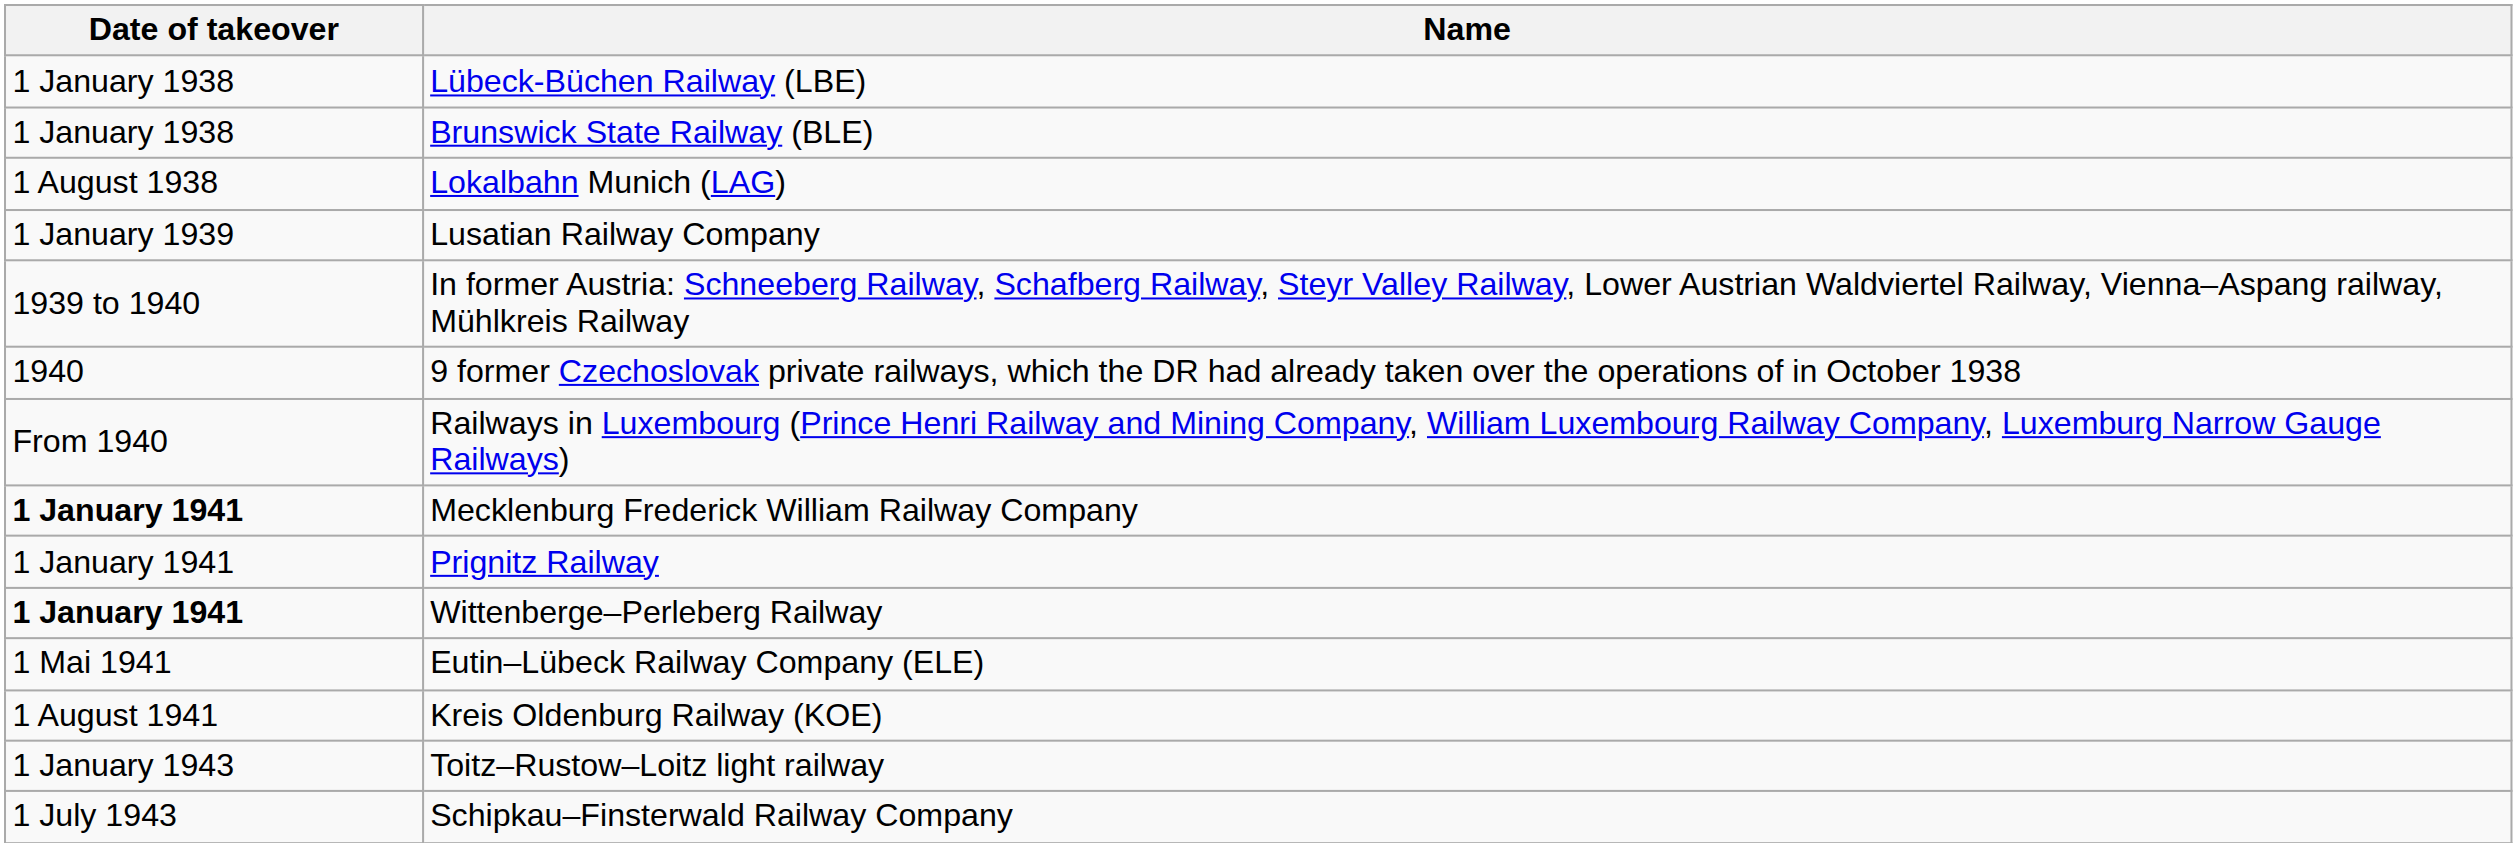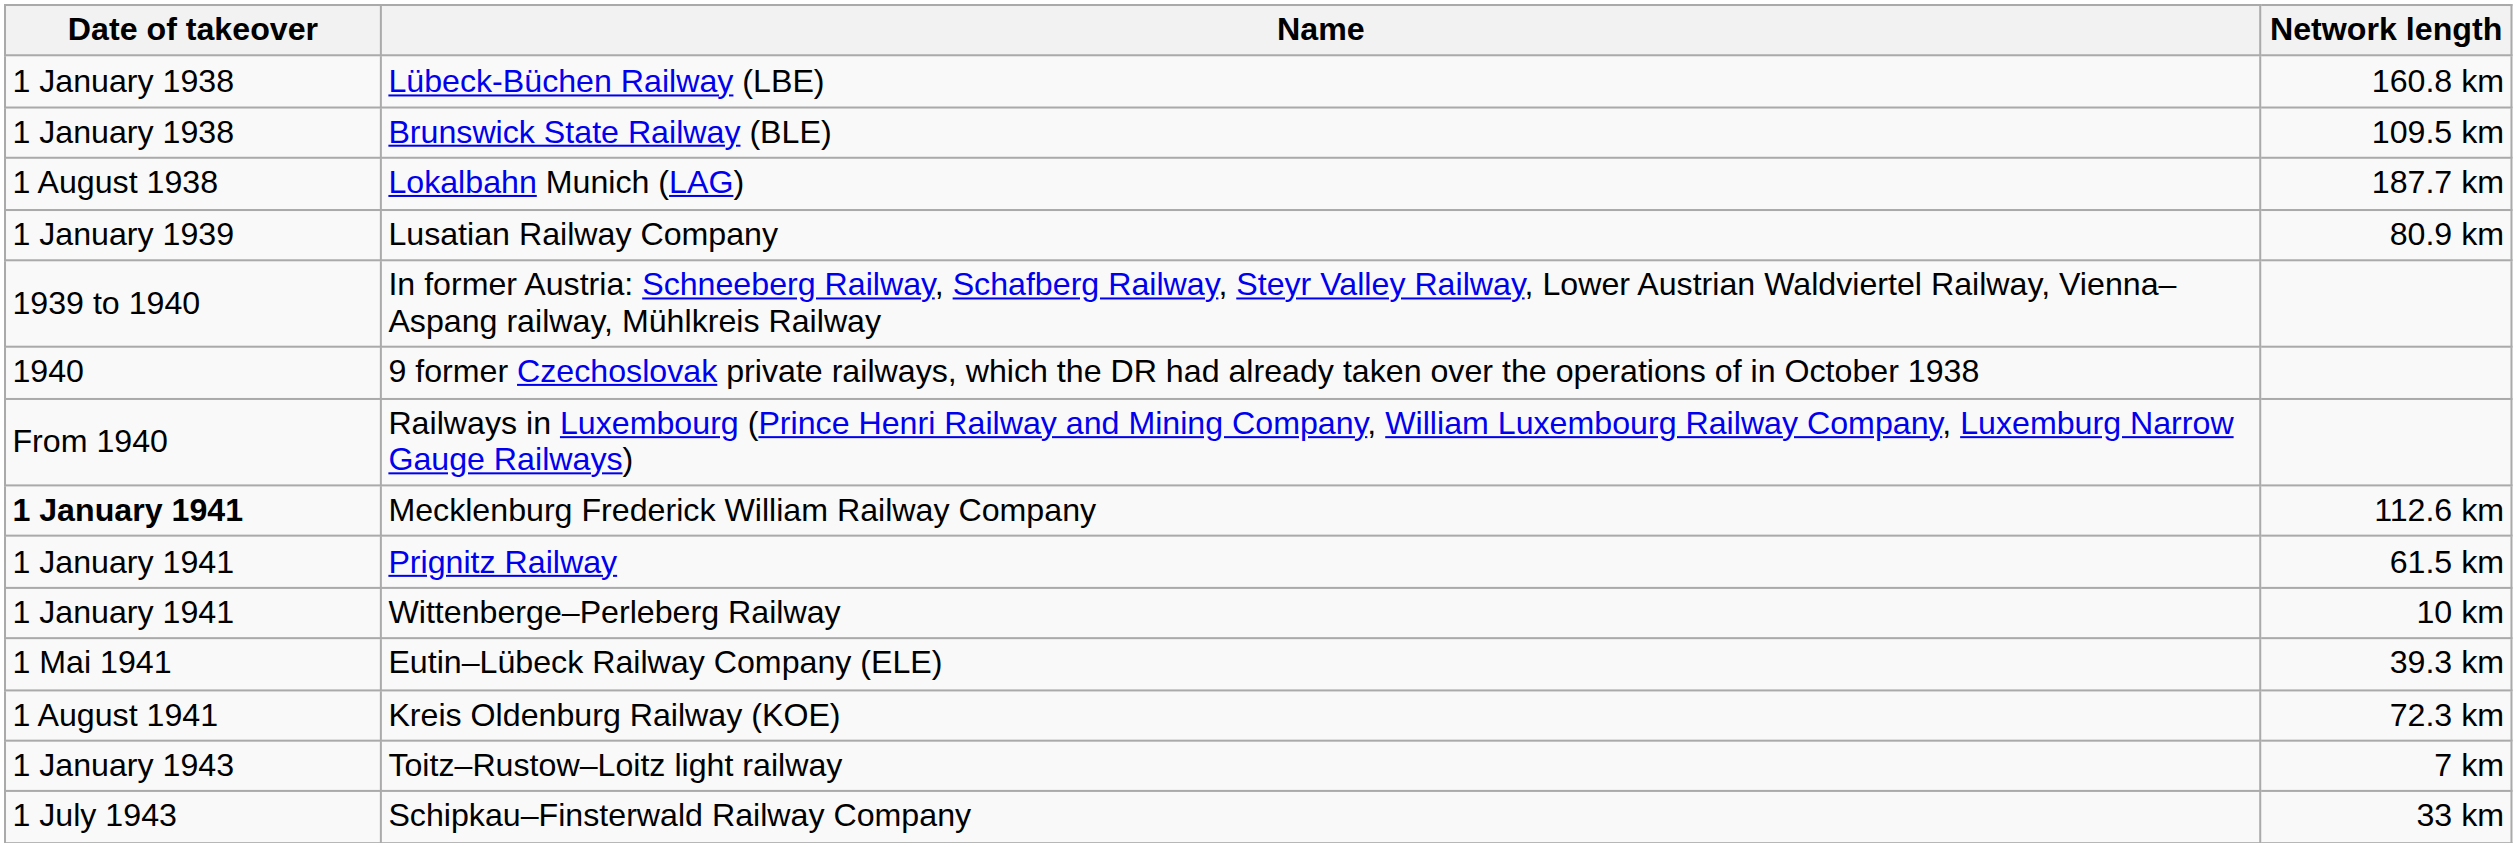+ column: (2386, 30)
(128, 612) bold -> (123, 612) normal
